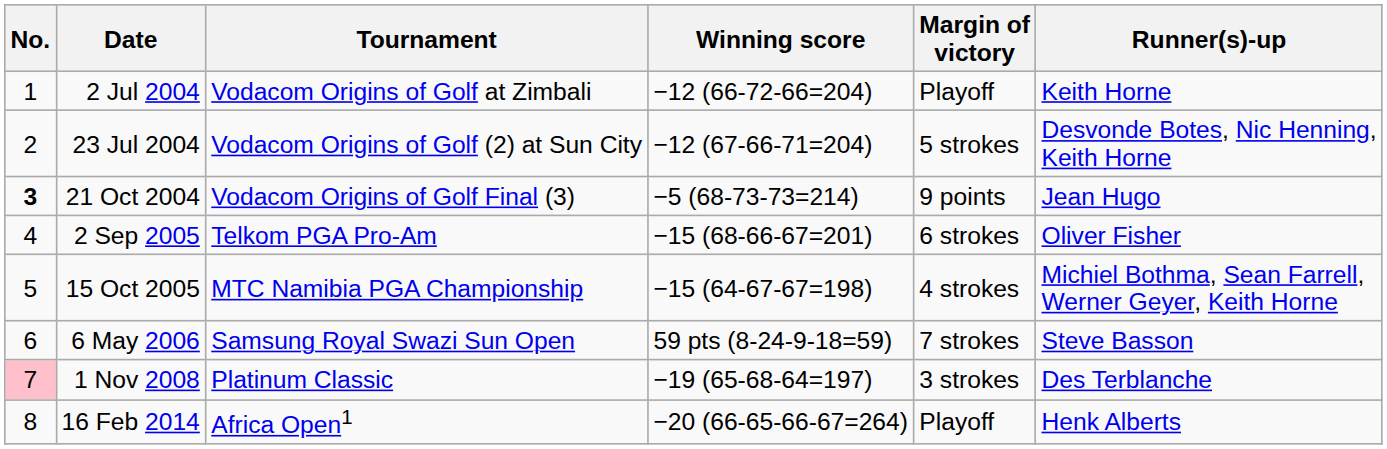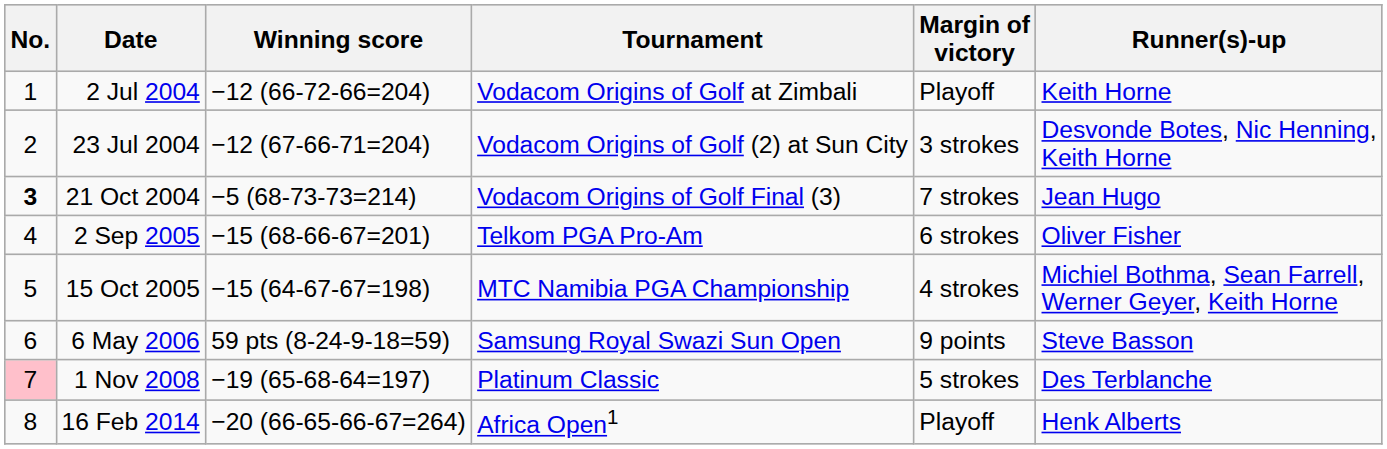columns swapped: (427, 38) <-> (781, 38)
(969, 144) 5 strokes -> (969, 144) 3 strokes
(962, 197) 9 points -> (969, 197) 7 strokes
(969, 341) 7 strokes -> (962, 341) 9 points
(969, 380) 3 strokes -> (969, 380) 5 strokes
